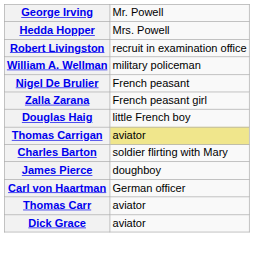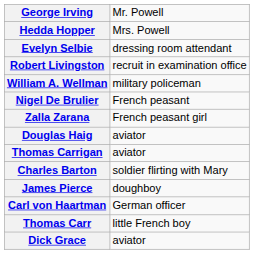+ row: (57, 48)
(151, 118) little French boy -> (129, 135) aviator
(129, 135) khaki background -> (129, 153) no background
(129, 205) aviator -> (151, 223) little French boy
